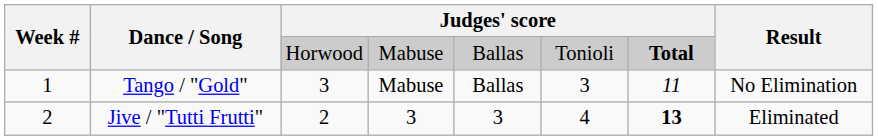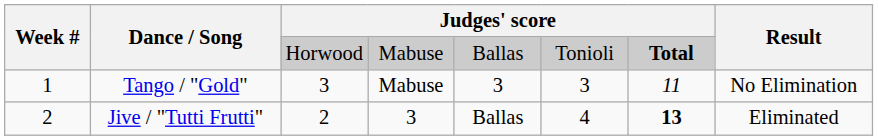(498, 85) Ballas -> (498, 85) 3
(498, 118) 3 -> (498, 118) Ballas
